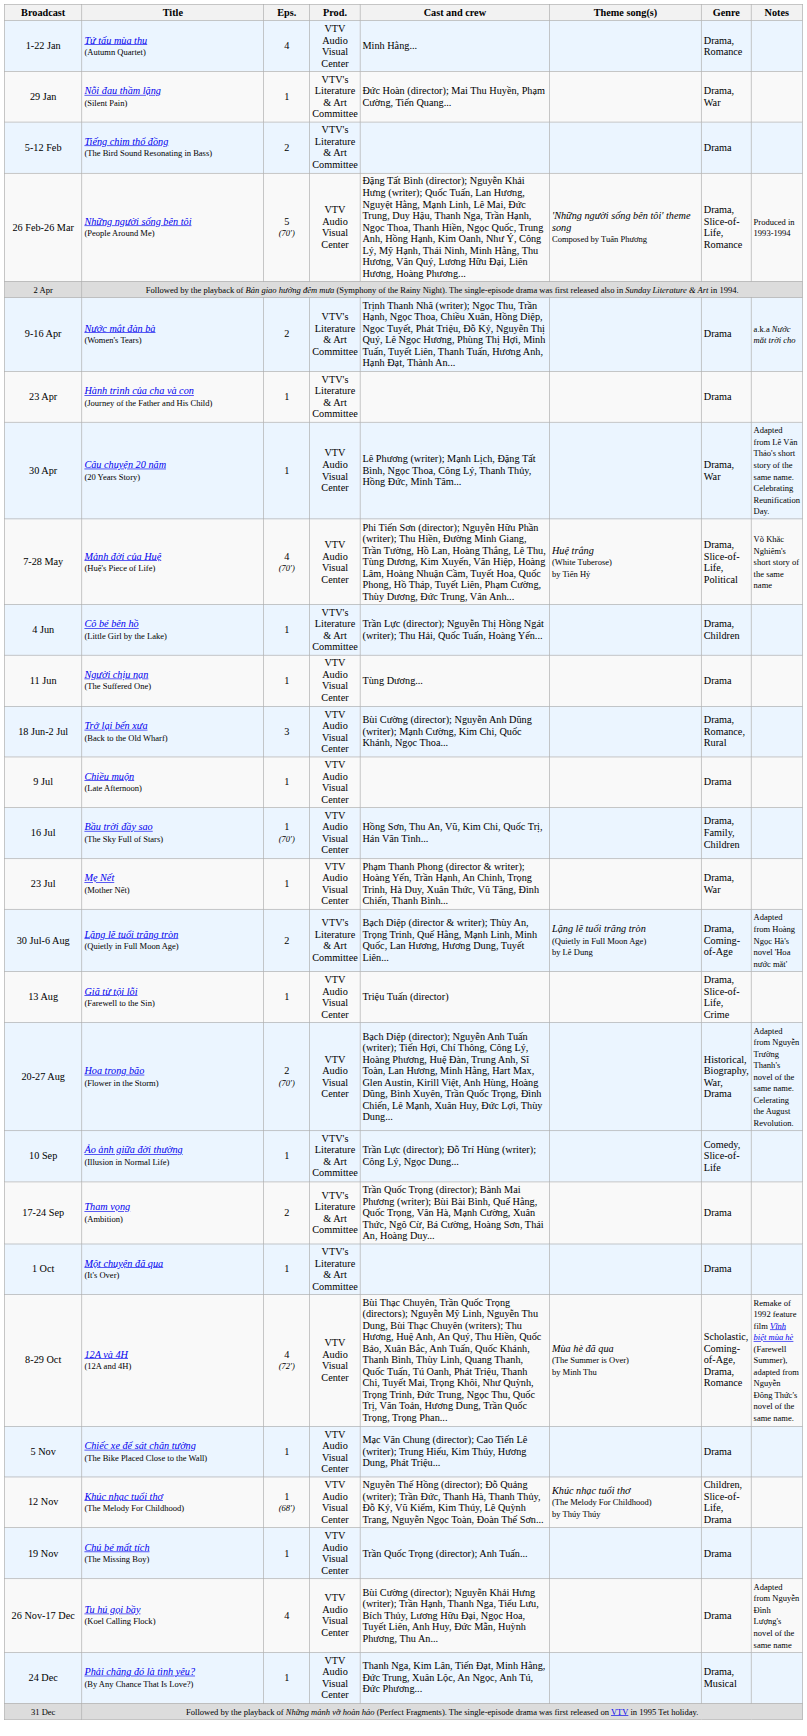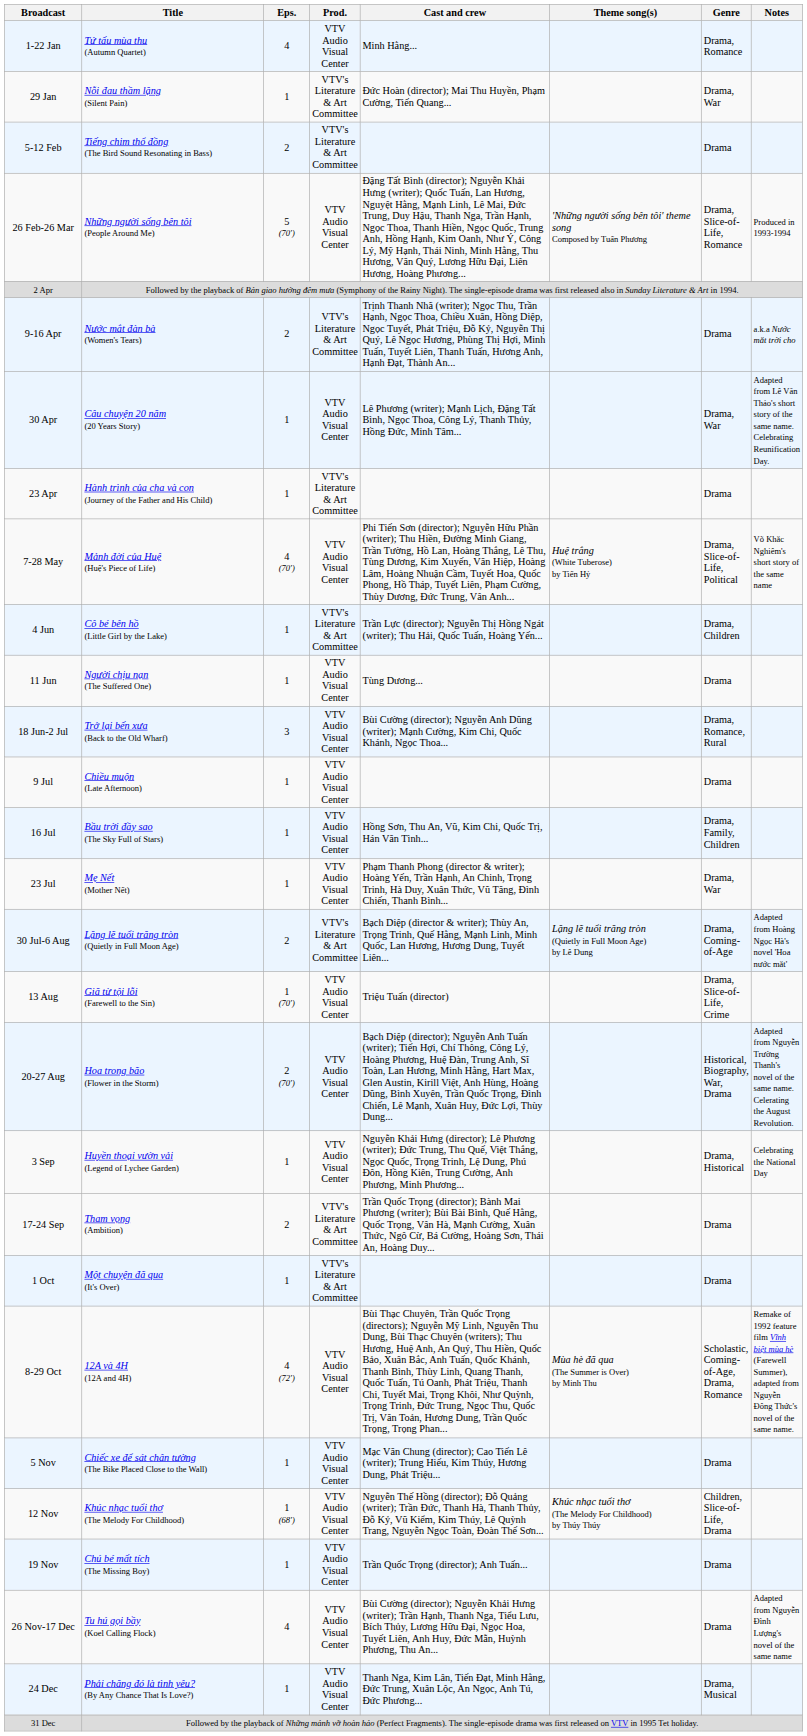rows swapped: (43, 397) <-> (43, 470)
(287, 833) 1 (70′) -> (287, 833) 1
(287, 997) 1 -> (287, 997) 1 (70′)
+ row: (43, 1162)
- row: (43, 1156)
